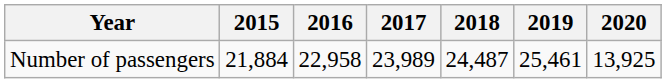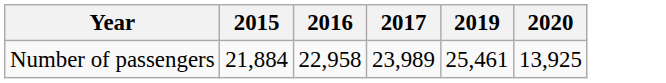- column: (477, 22)
